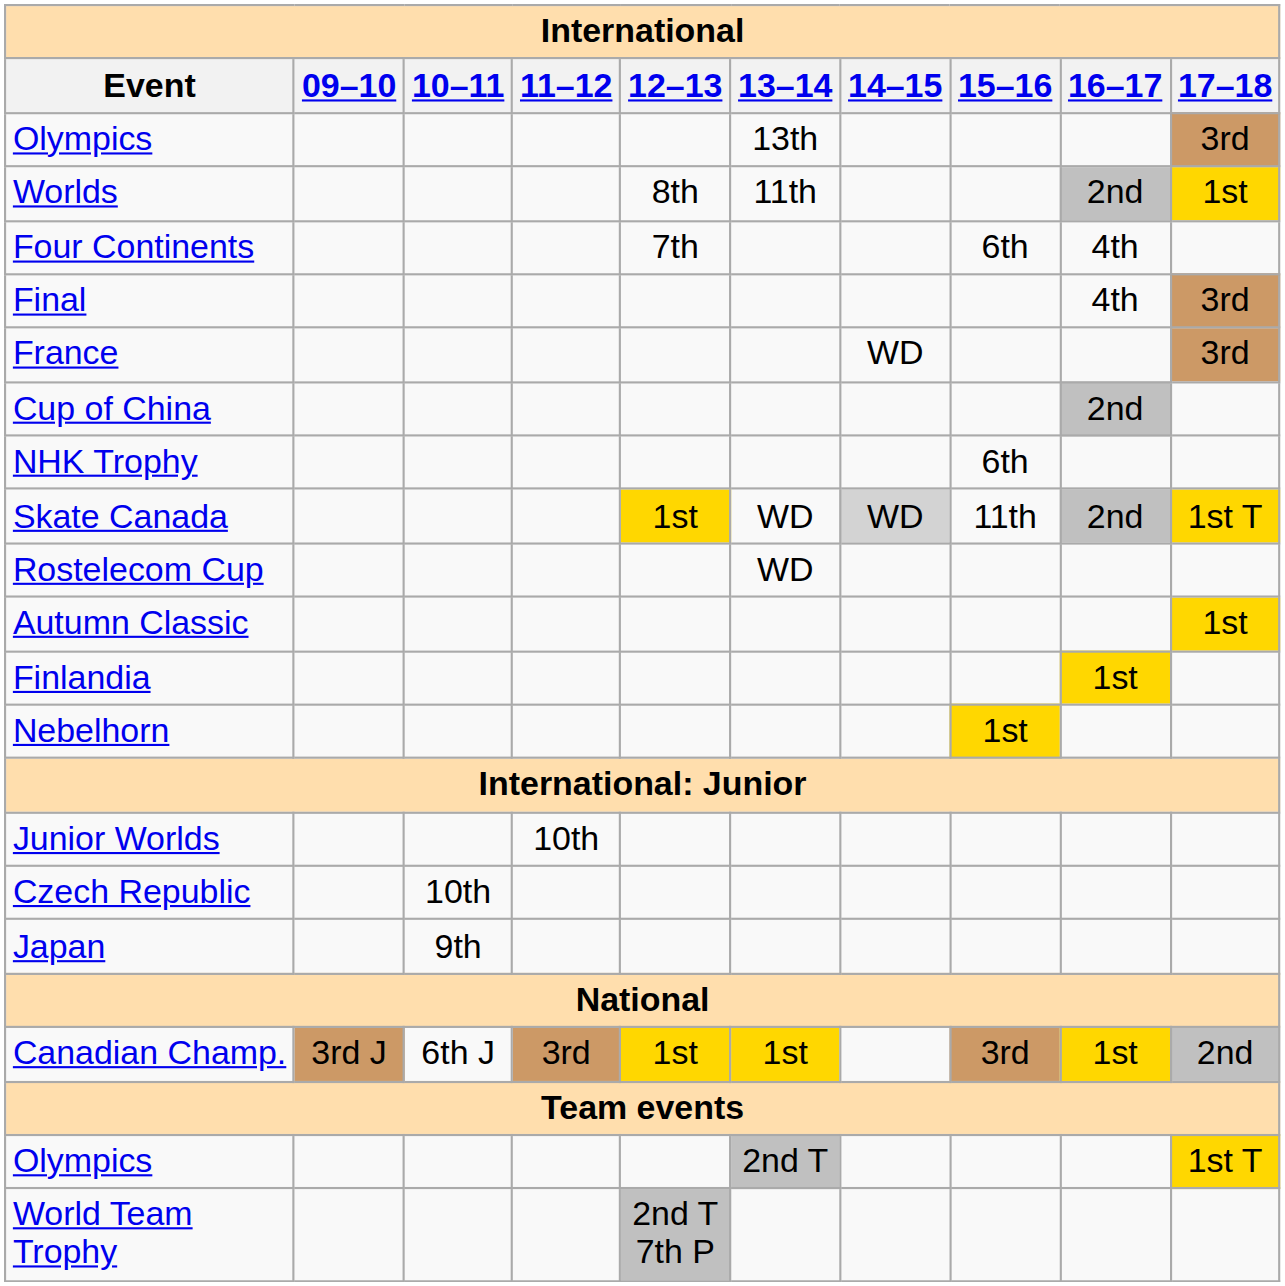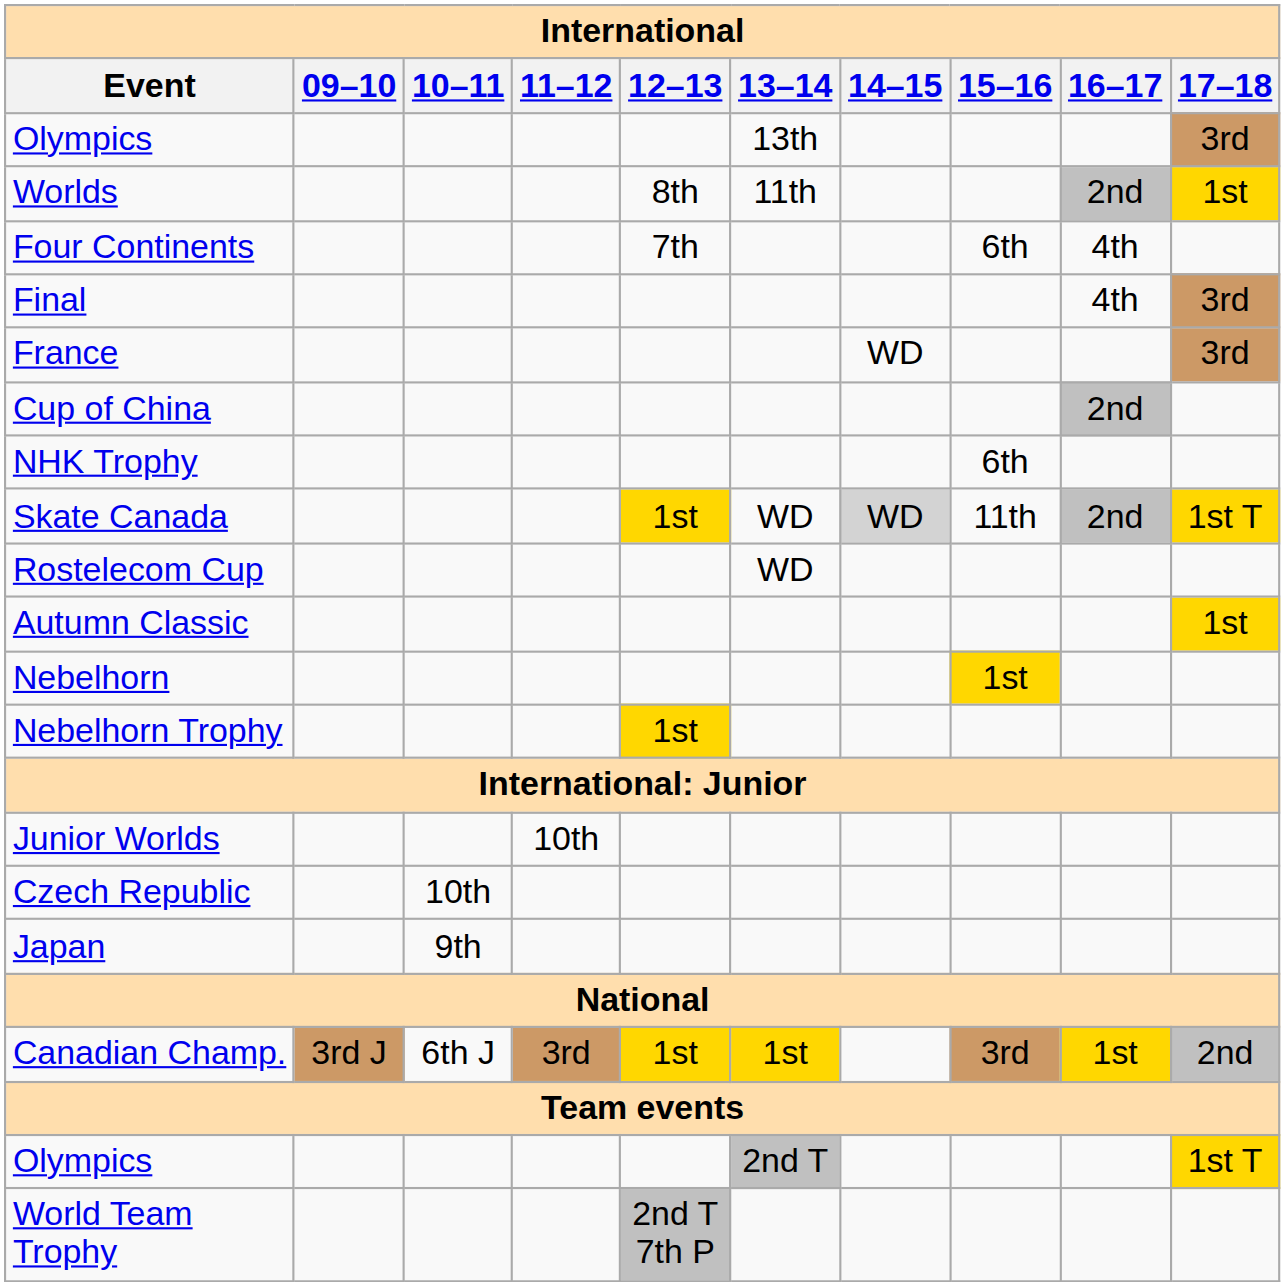- row: (82, 676)
+ row: (148, 730)
